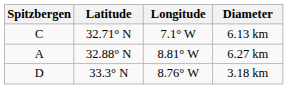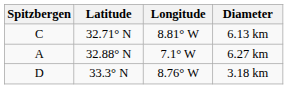(178, 34) 7.1° W -> (178, 34) 8.81° W
(178, 53) 8.81° W -> (178, 53) 7.1° W
